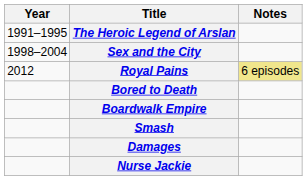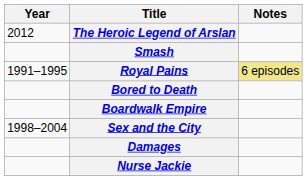(37, 33) 1991–1995 -> (20, 33) 2012
rows swapped: (154, 52) <-> (154, 128)
(20, 71) 2012 -> (37, 71) 1991–1995
